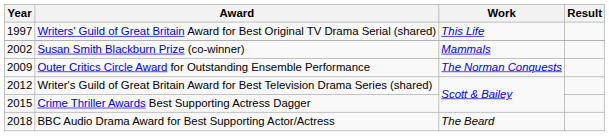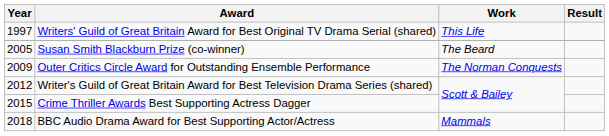(20, 49) 2002 -> (20, 49) 2005
(466, 49) Mammals -> (468, 49) The Beard
(468, 121) The Beard -> (466, 121) Mammals
